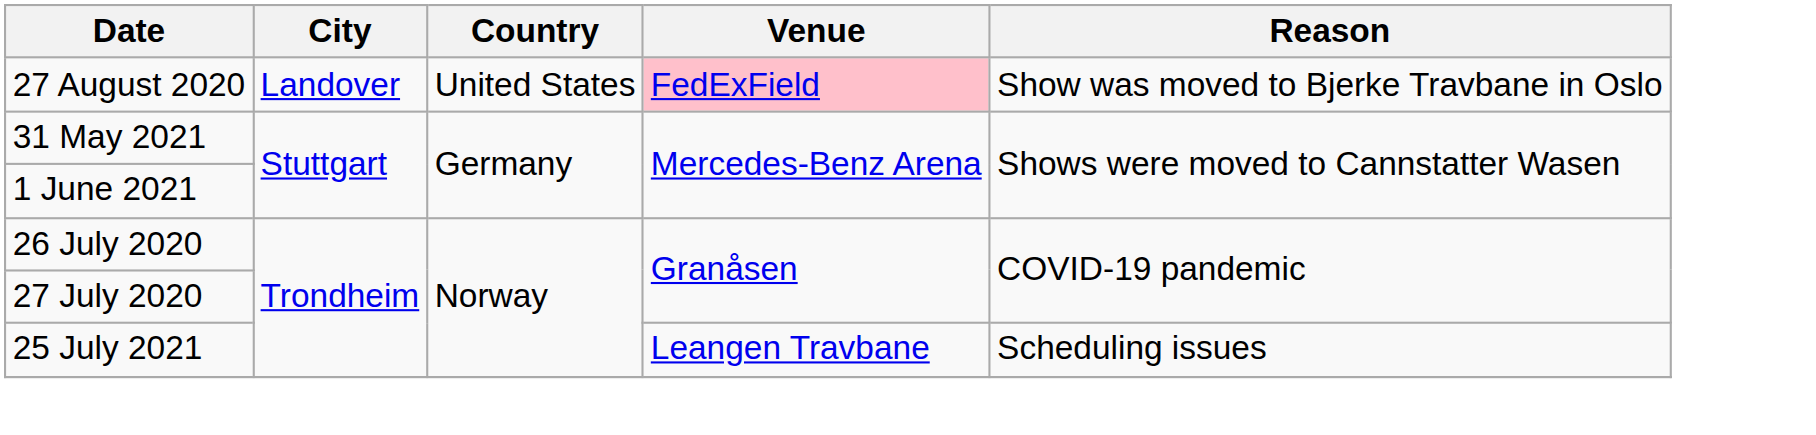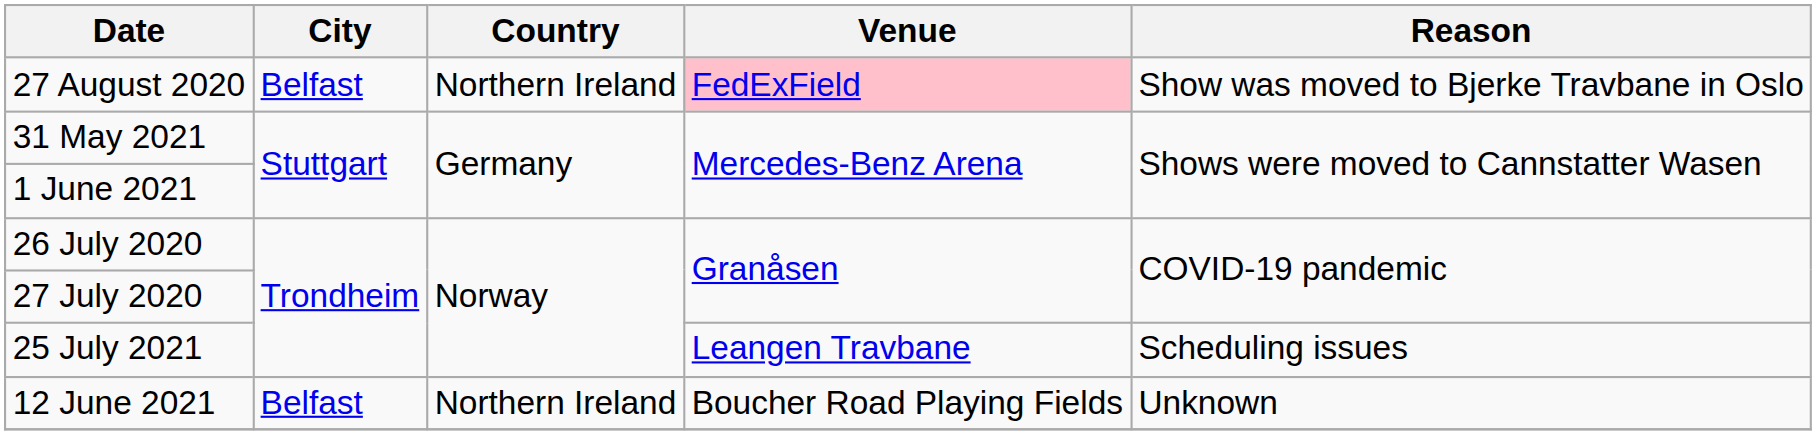(330, 84) Landover -> (312, 84) Belfast
(535, 84) United States -> (555, 84) Northern Ireland
+ row: (114, 402)
